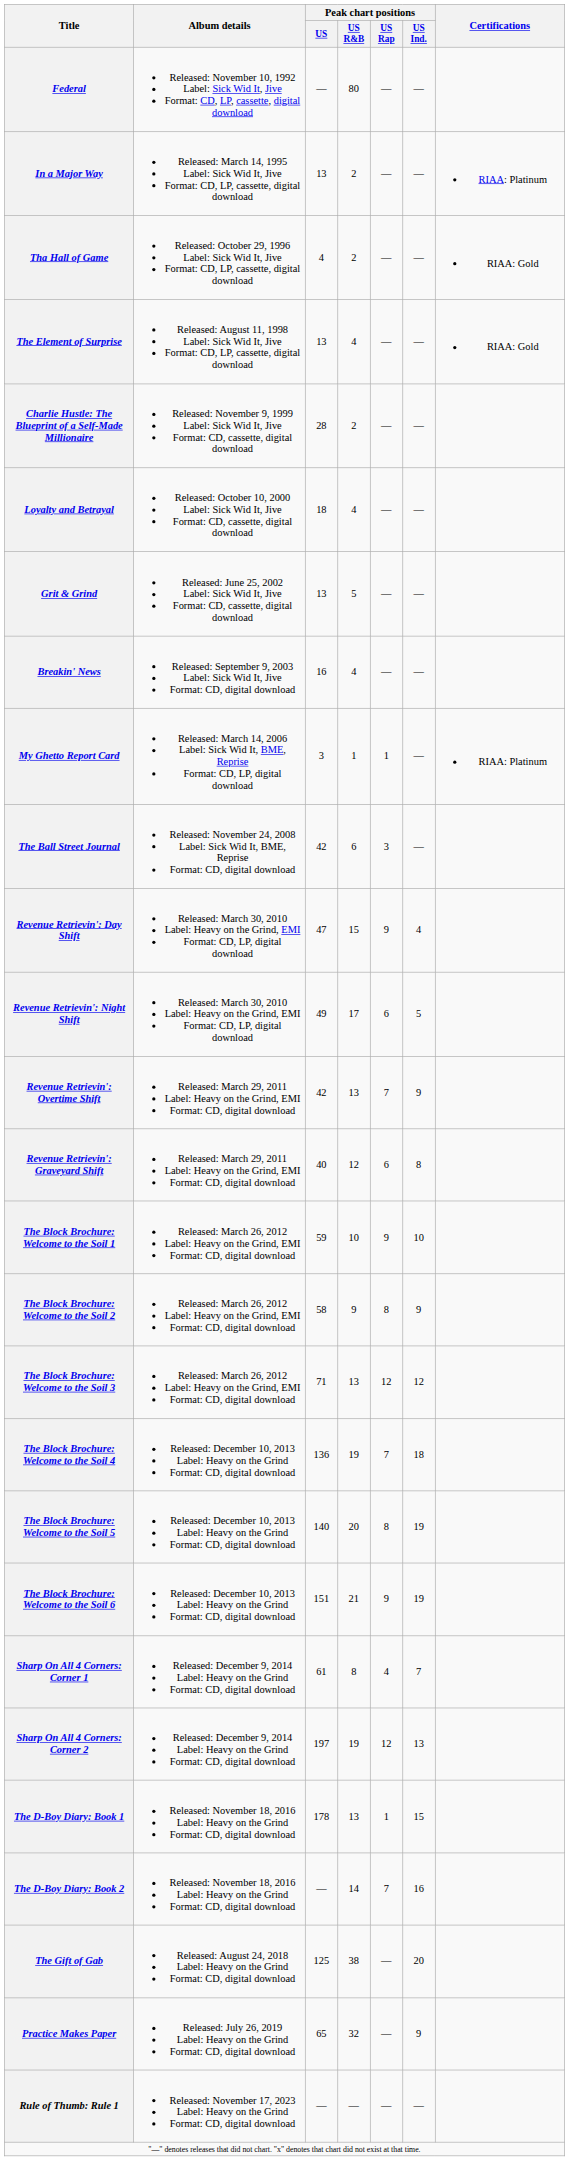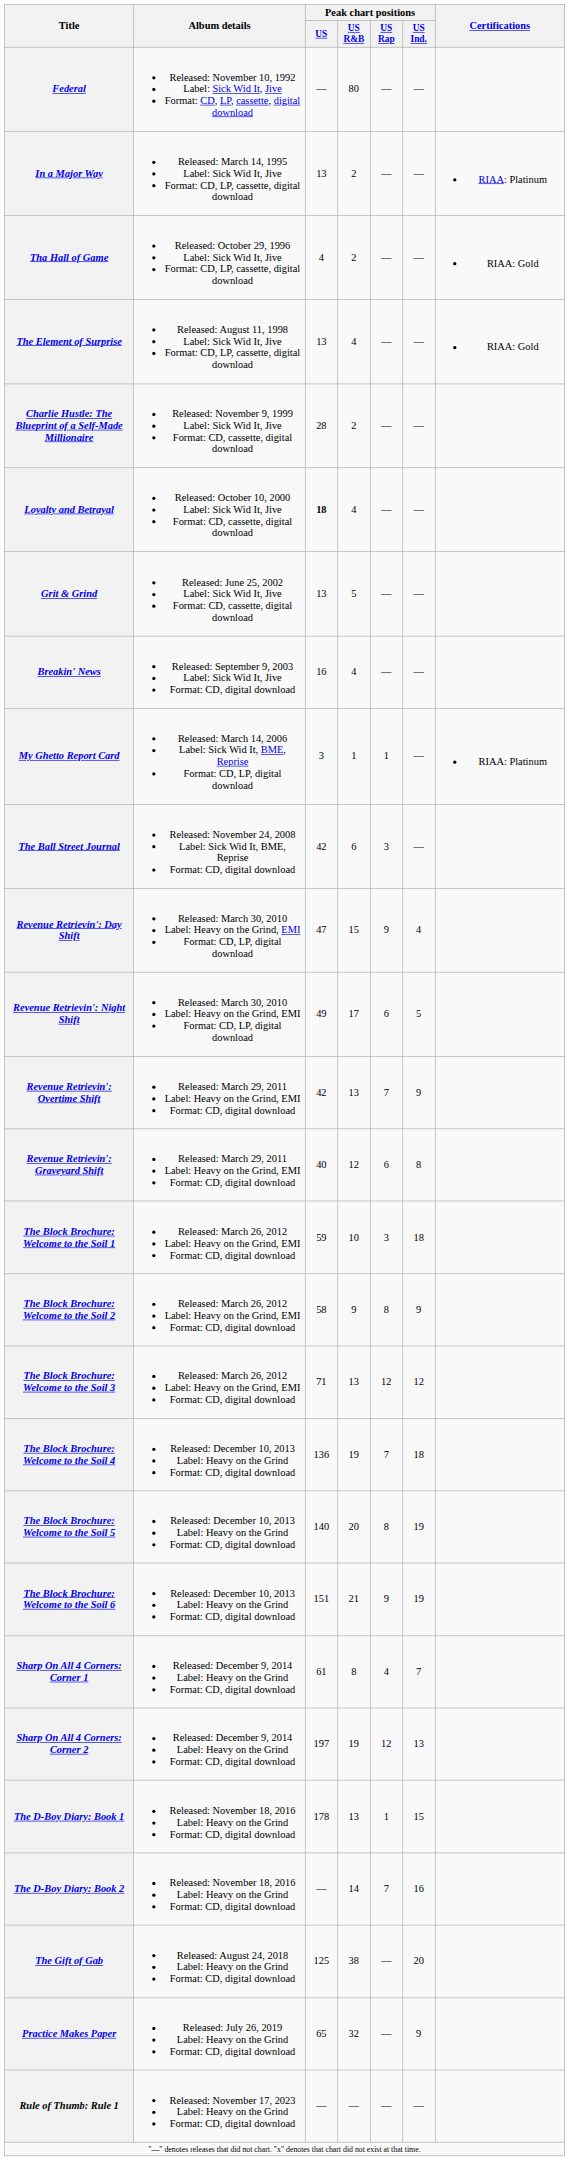(321, 509) normal -> (321, 509) bold
(386, 1237) 9 -> (386, 1237) 3
(419, 1237) 10 -> (419, 1237) 18
